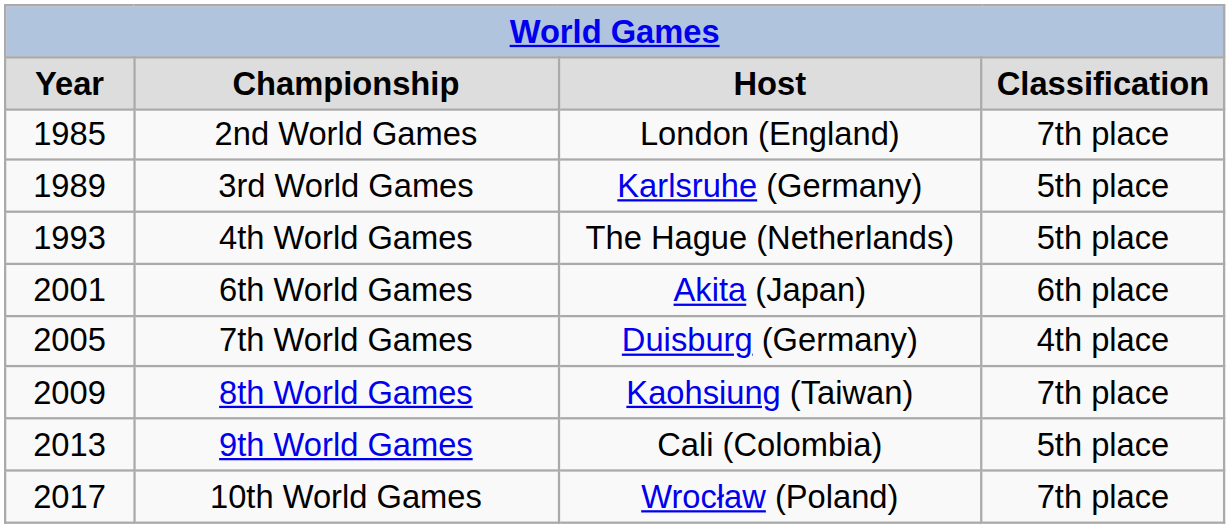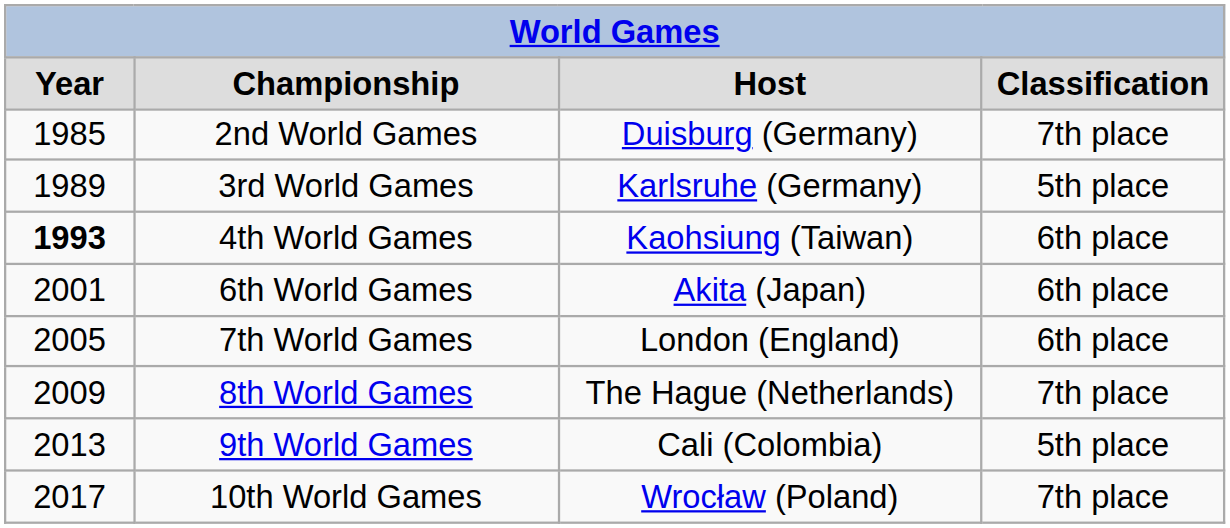(770, 135) London (England) -> (770, 135) Duisburg (Germany)
(70, 238) normal -> (70, 238) bold
(770, 238) The Hague (Netherlands) -> (770, 238) Kaohsiung (Taiwan)
(1103, 238) 5th place -> (1103, 238) 6th place
(770, 341) Duisburg (Germany) -> (770, 341) London (England)
(1103, 341) 4th place -> (1103, 341) 6th place
(770, 393) Kaohsiung (Taiwan) -> (770, 393) The Hague (Netherlands)
